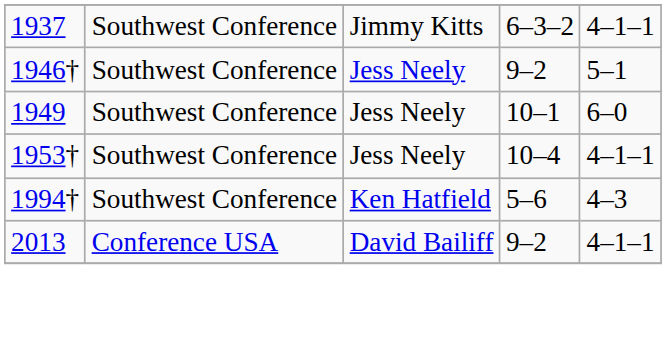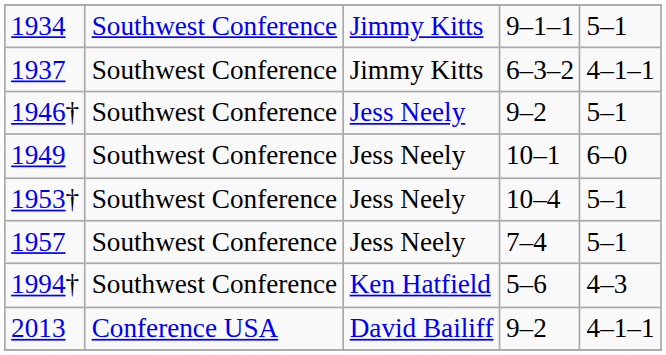+ row: (38, 26)
(621, 155) 4–1–1 -> (607, 198) 5–1
+ row: (38, 241)
